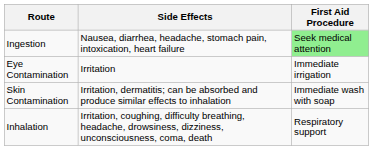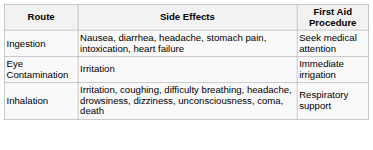(323, 43) lightgreen background -> (328, 43) no background
- row: (37, 95)
